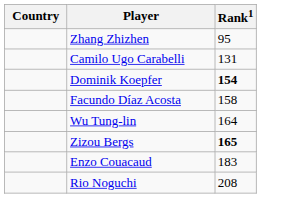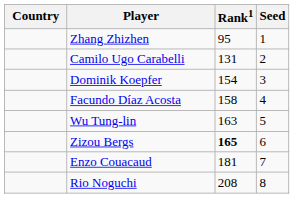+ column: (272, 16)
(228, 79) bold -> (228, 79) normal
(228, 121) 164 -> (228, 121) 163
(228, 162) 183 -> (228, 162) 181
